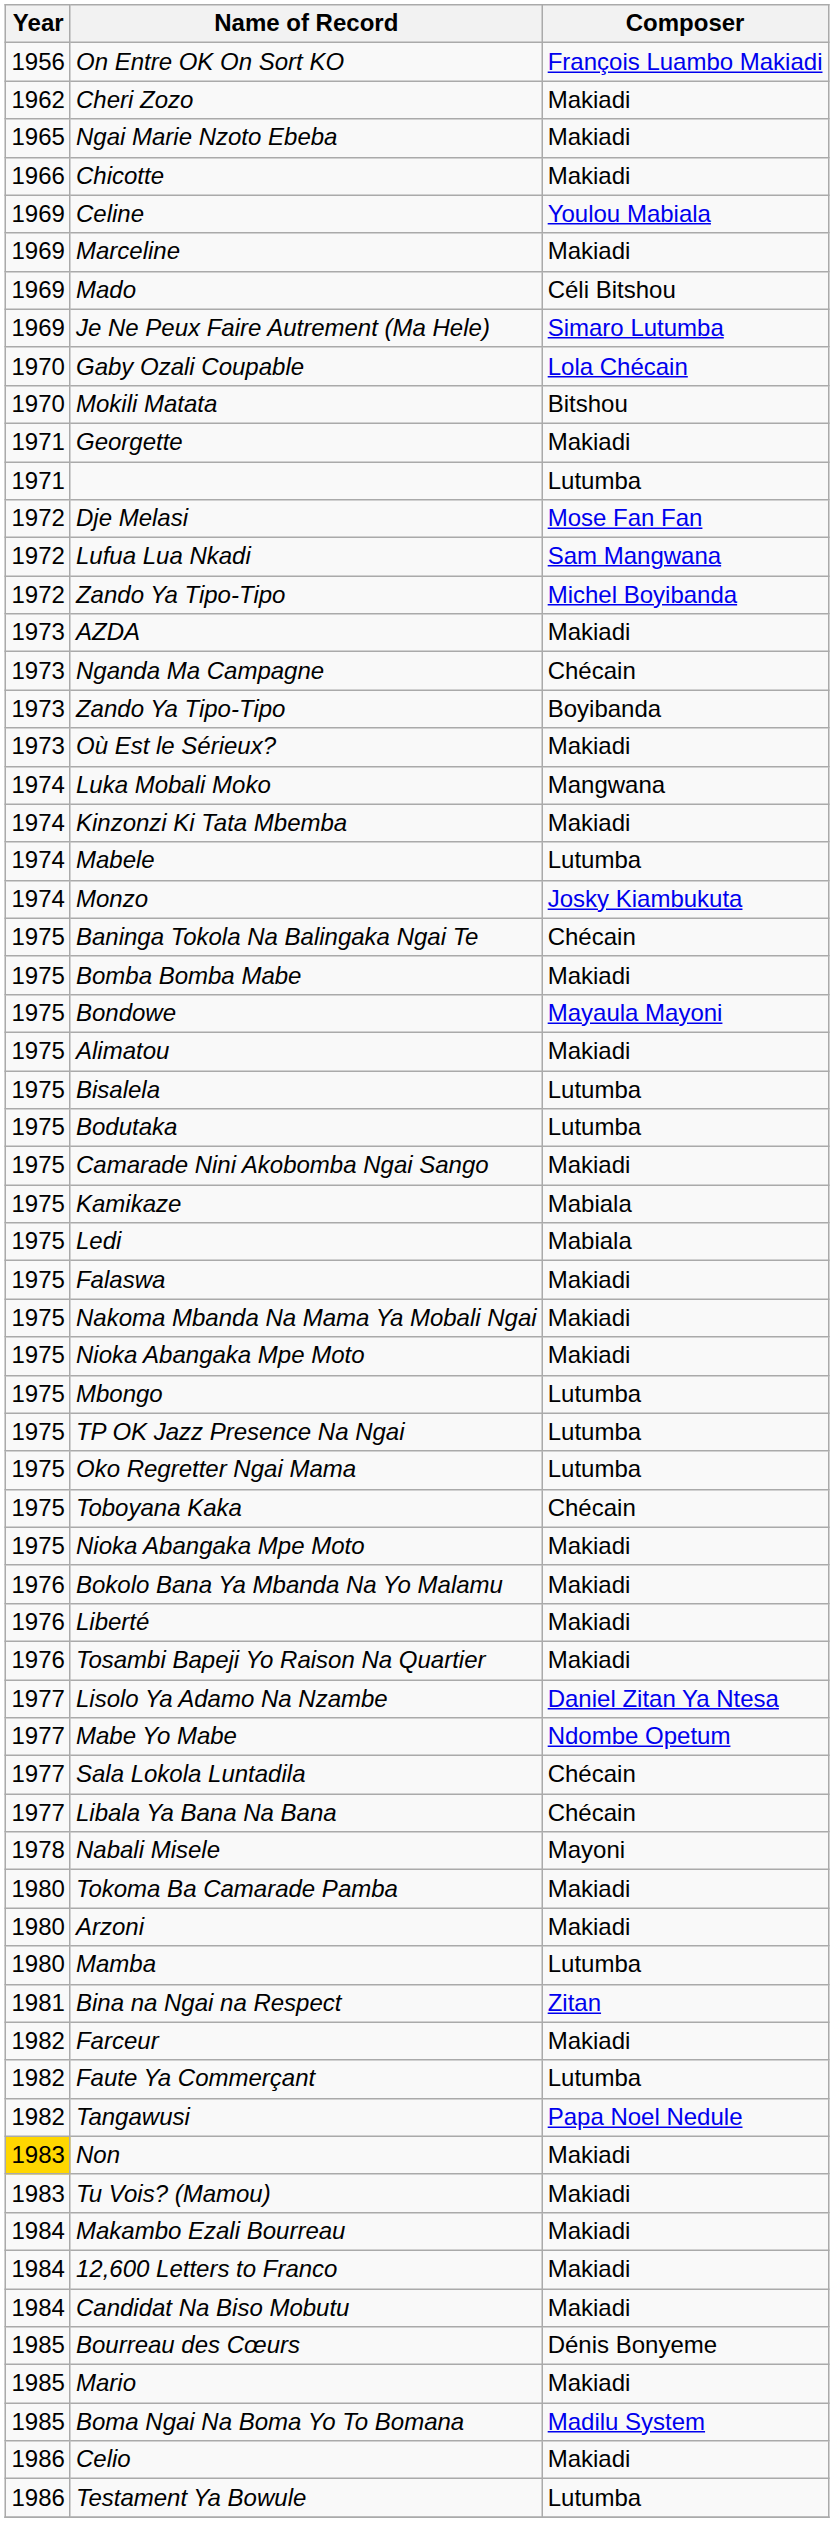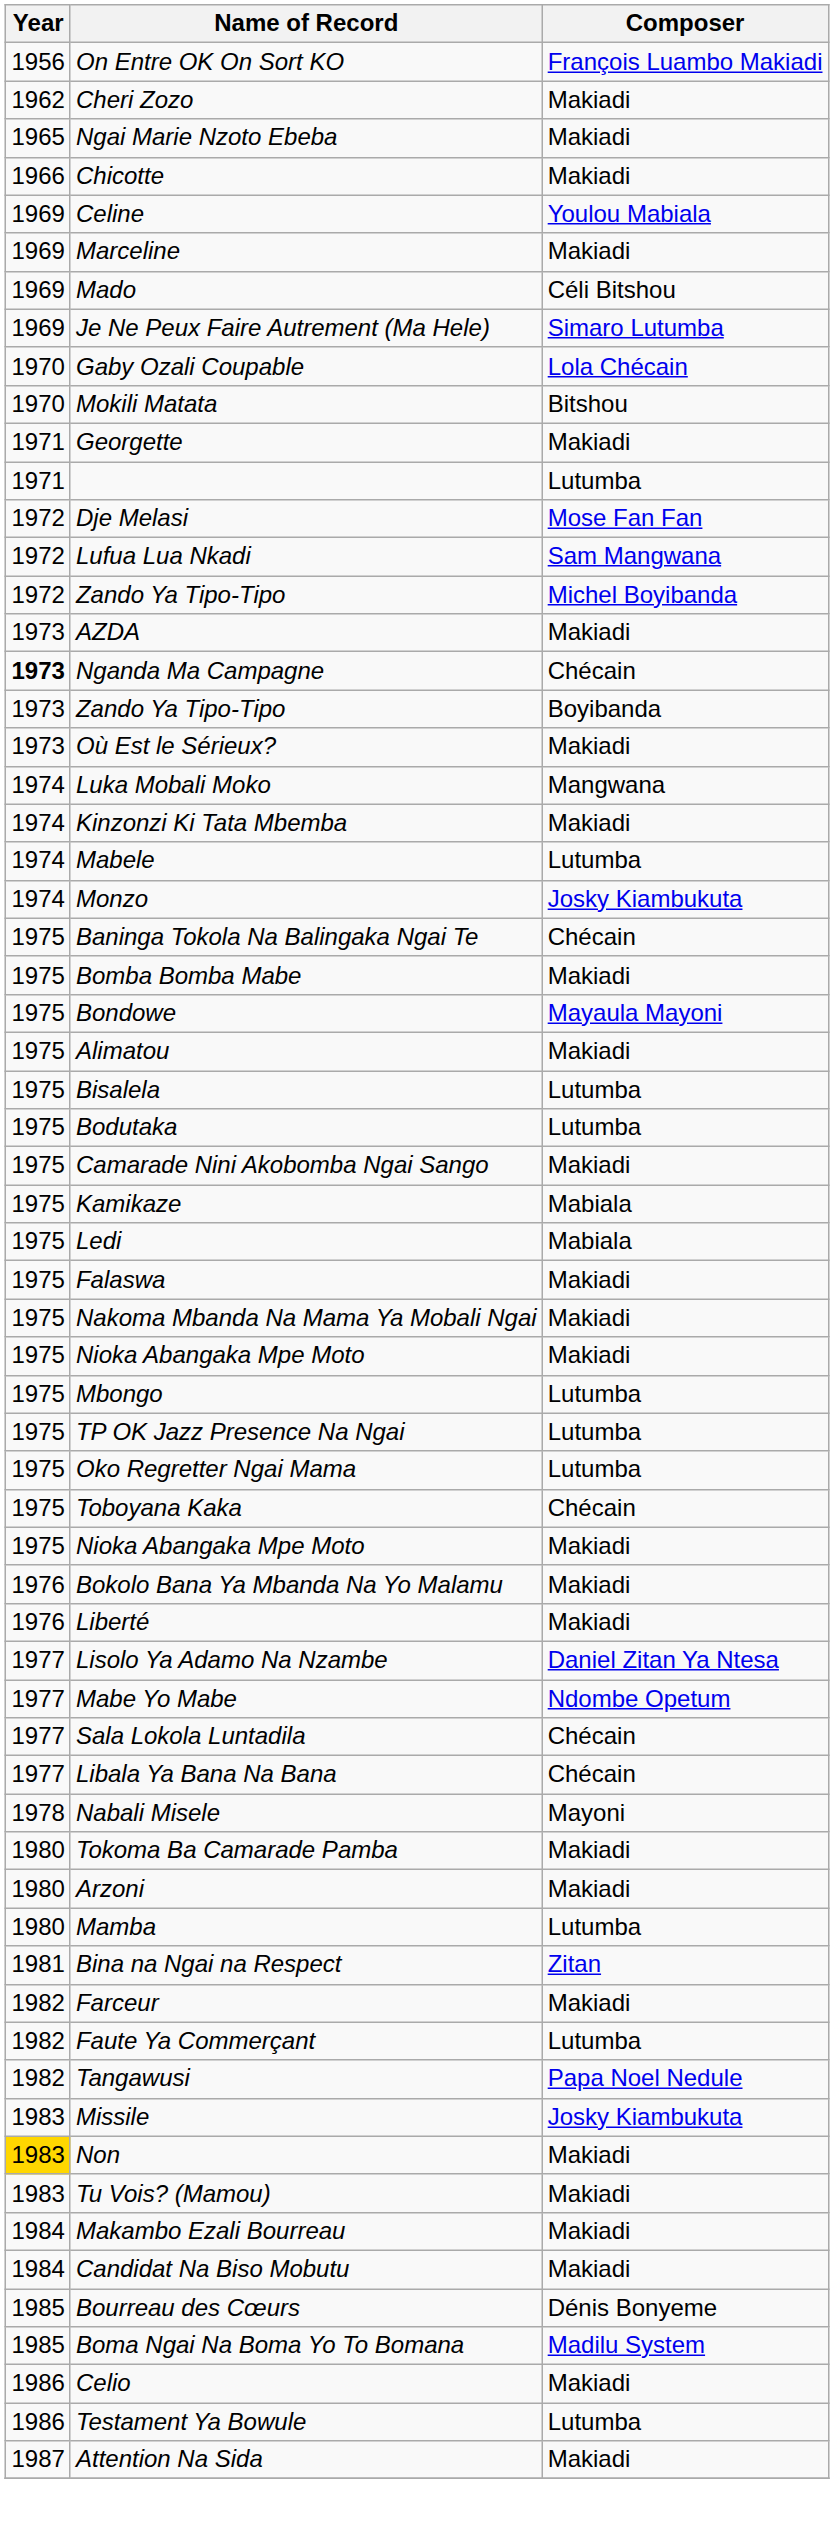(38, 670) normal -> (38, 670) bold
- row: (281, 1660)
+ row: (113, 2116)
- row: (207, 2269)
- row: (106, 2383)
+ row: (169, 2459)
